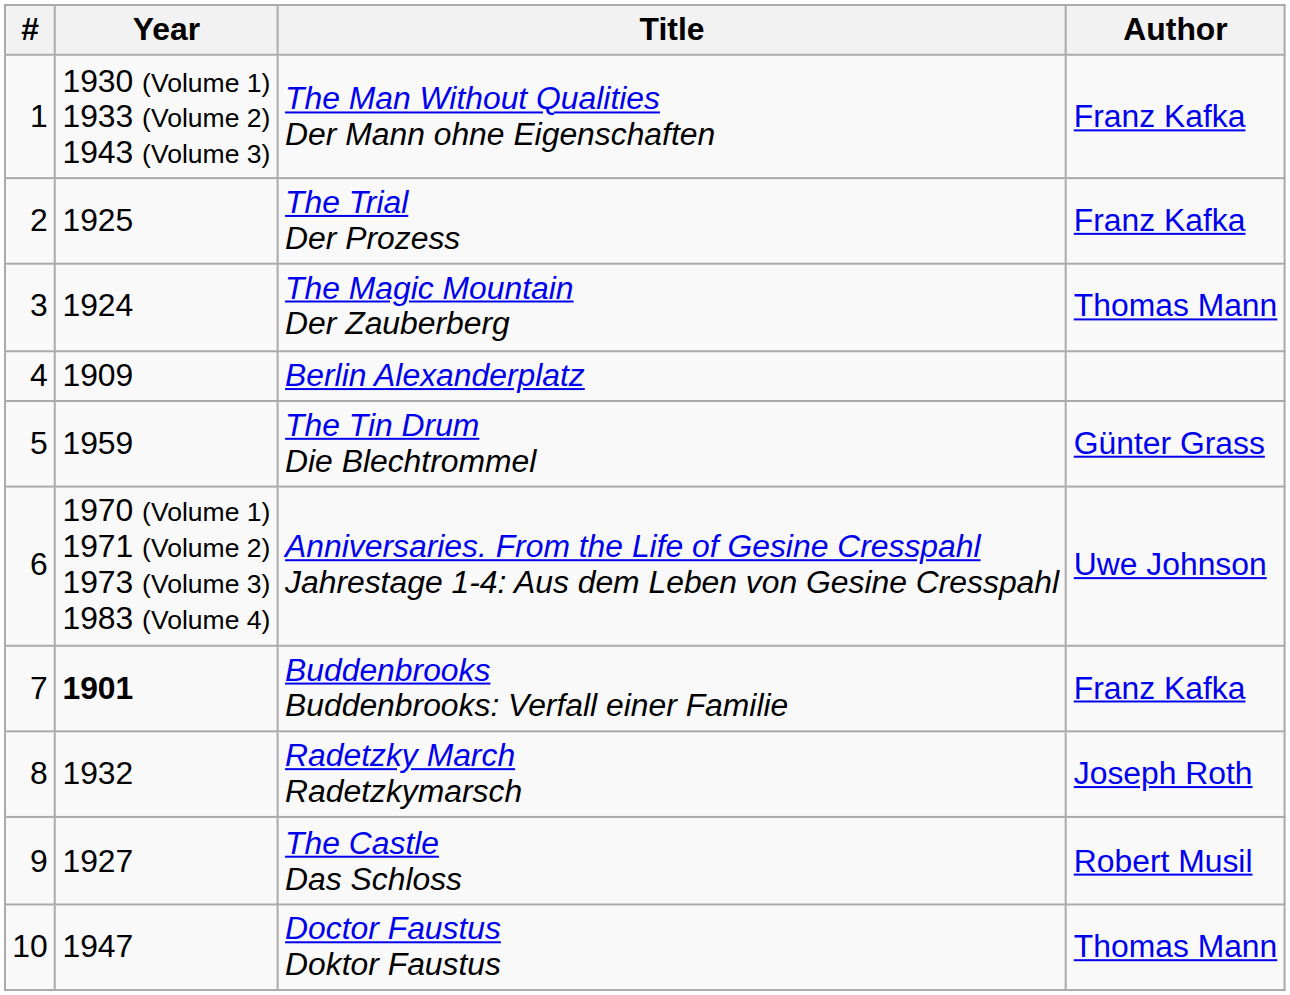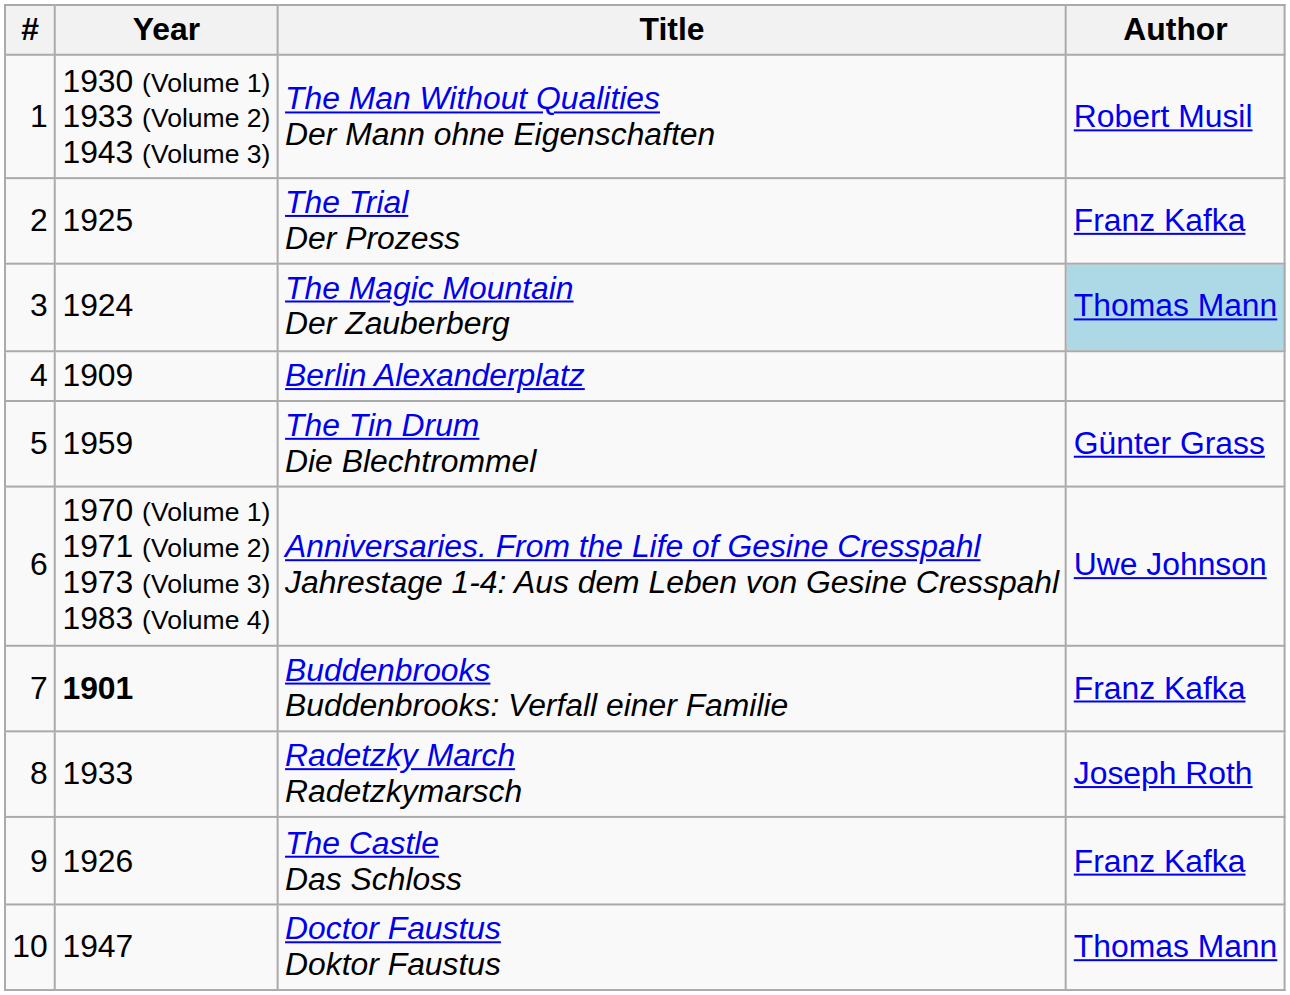(1160, 116) Franz Kafka -> (1163, 116) Robert Musil
(1176, 306) no background -> (1176, 306) lightblue background
(98, 774) 1932 -> (98, 774) 1933
(98, 860) 1927 -> (98, 860) 1926
(1163, 860) Robert Musil -> (1160, 860) Franz Kafka
